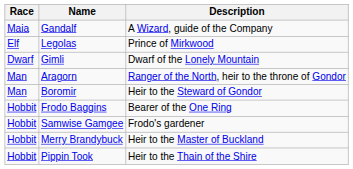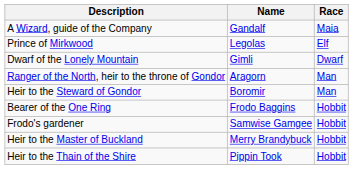columns swapped: (22, 12) <-> (237, 12)
